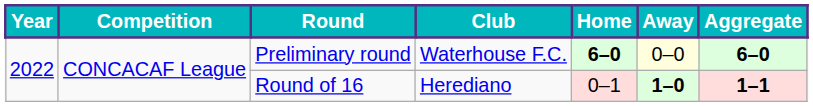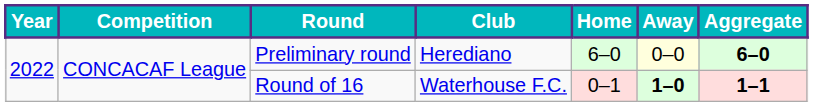(493, 54) Waterhouse F.C. -> (466, 54) Herediano
(604, 54) bold -> (604, 54) normal
(466, 85) Herediano -> (493, 85) Waterhouse F.C.
